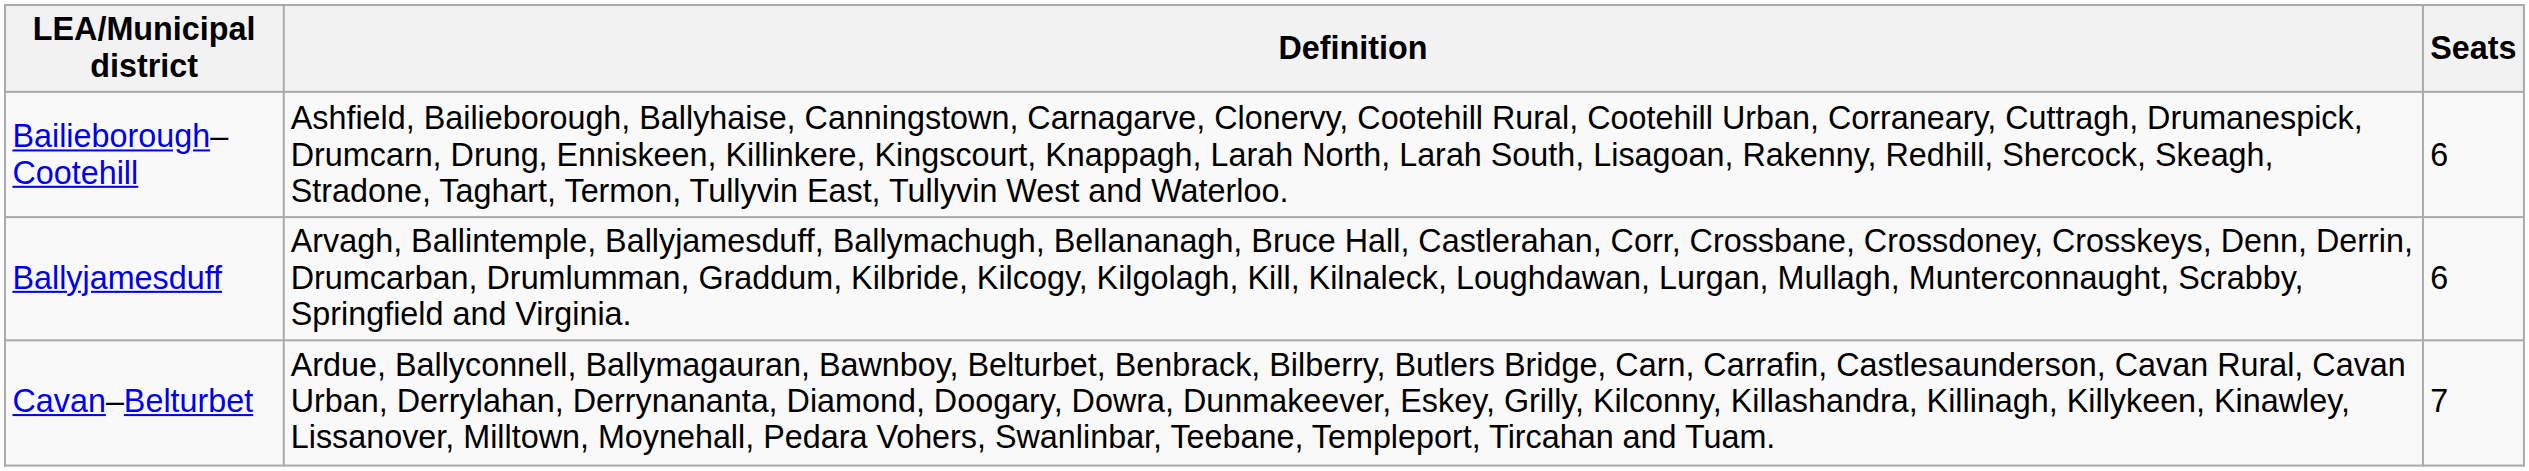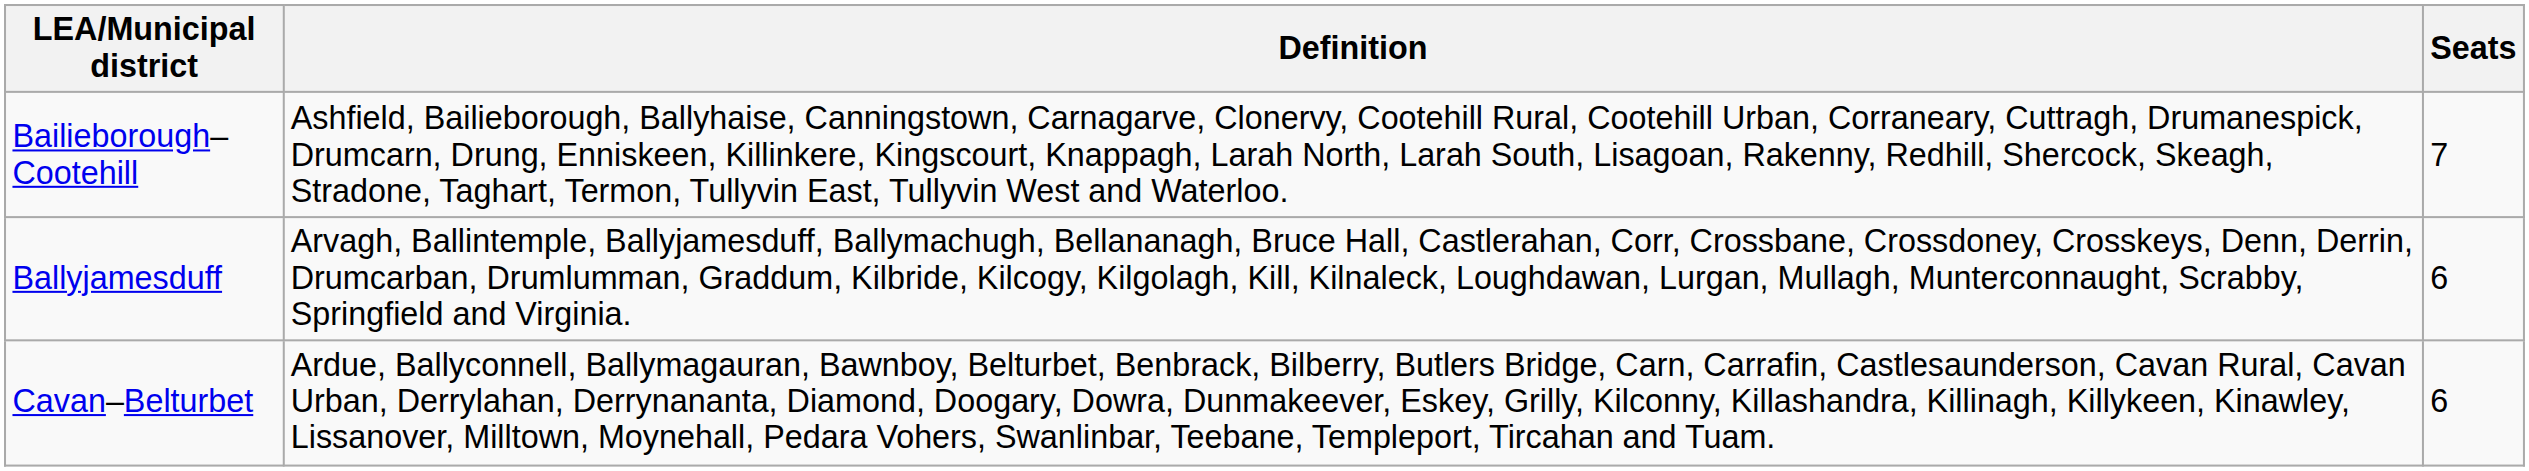(2439, 154) 6 -> (2439, 154) 7
(2439, 402) 7 -> (2439, 402) 6
